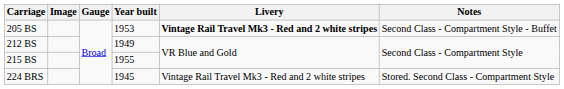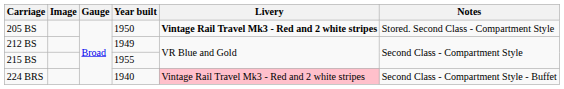(124, 28) 1953 -> (124, 28) 1950
(469, 28) Second Class - Compartment Style - Buffet -> (468, 28) Stored. Second Class - Compartment Style
(124, 76) 1945 -> (124, 76) 1940
(263, 76) no background -> (263, 76) pink background
(468, 76) Stored. Second Class - Compartment Style -> (469, 76) Second Class - Compartment Style - Buffet
